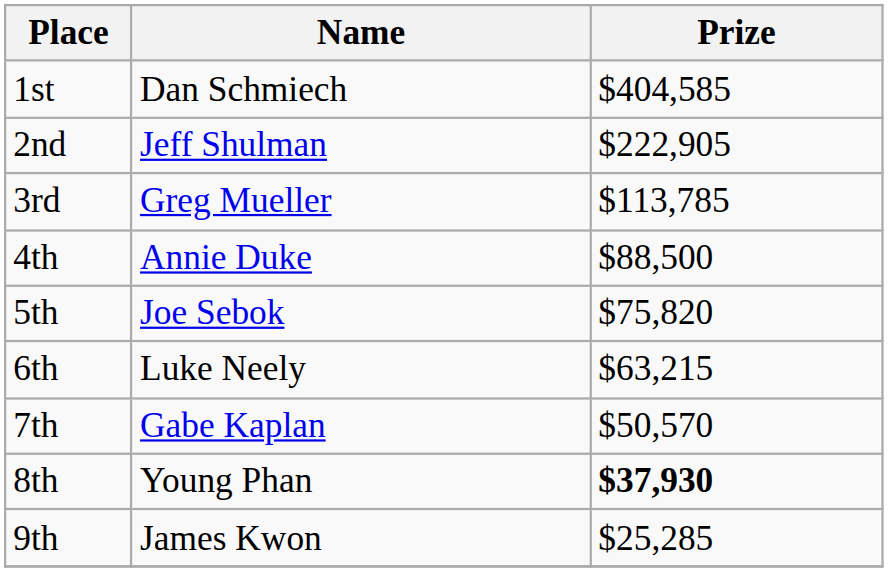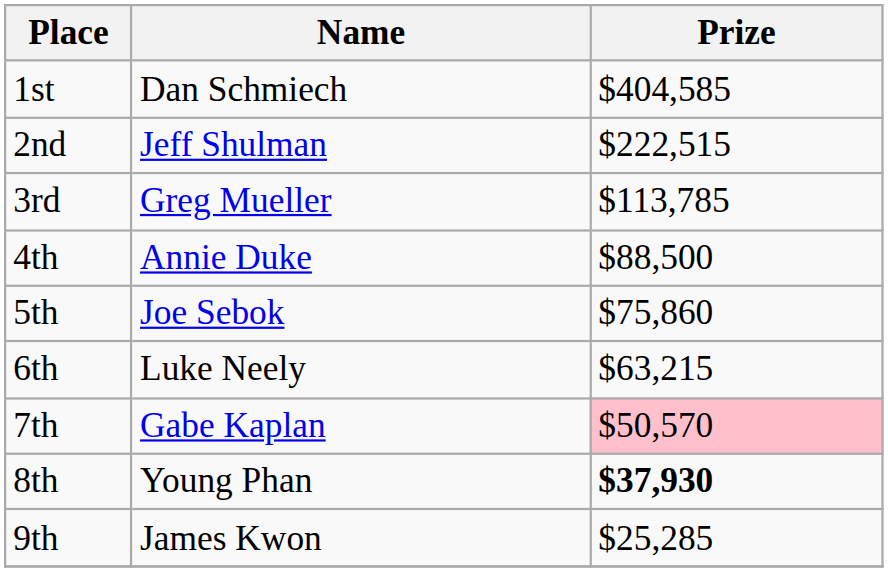(665, 144) $222,905 -> (665, 144) $222,515
(656, 312) $75,820 -> (656, 312) $75,860
(656, 425) no background -> (656, 425) pink background
